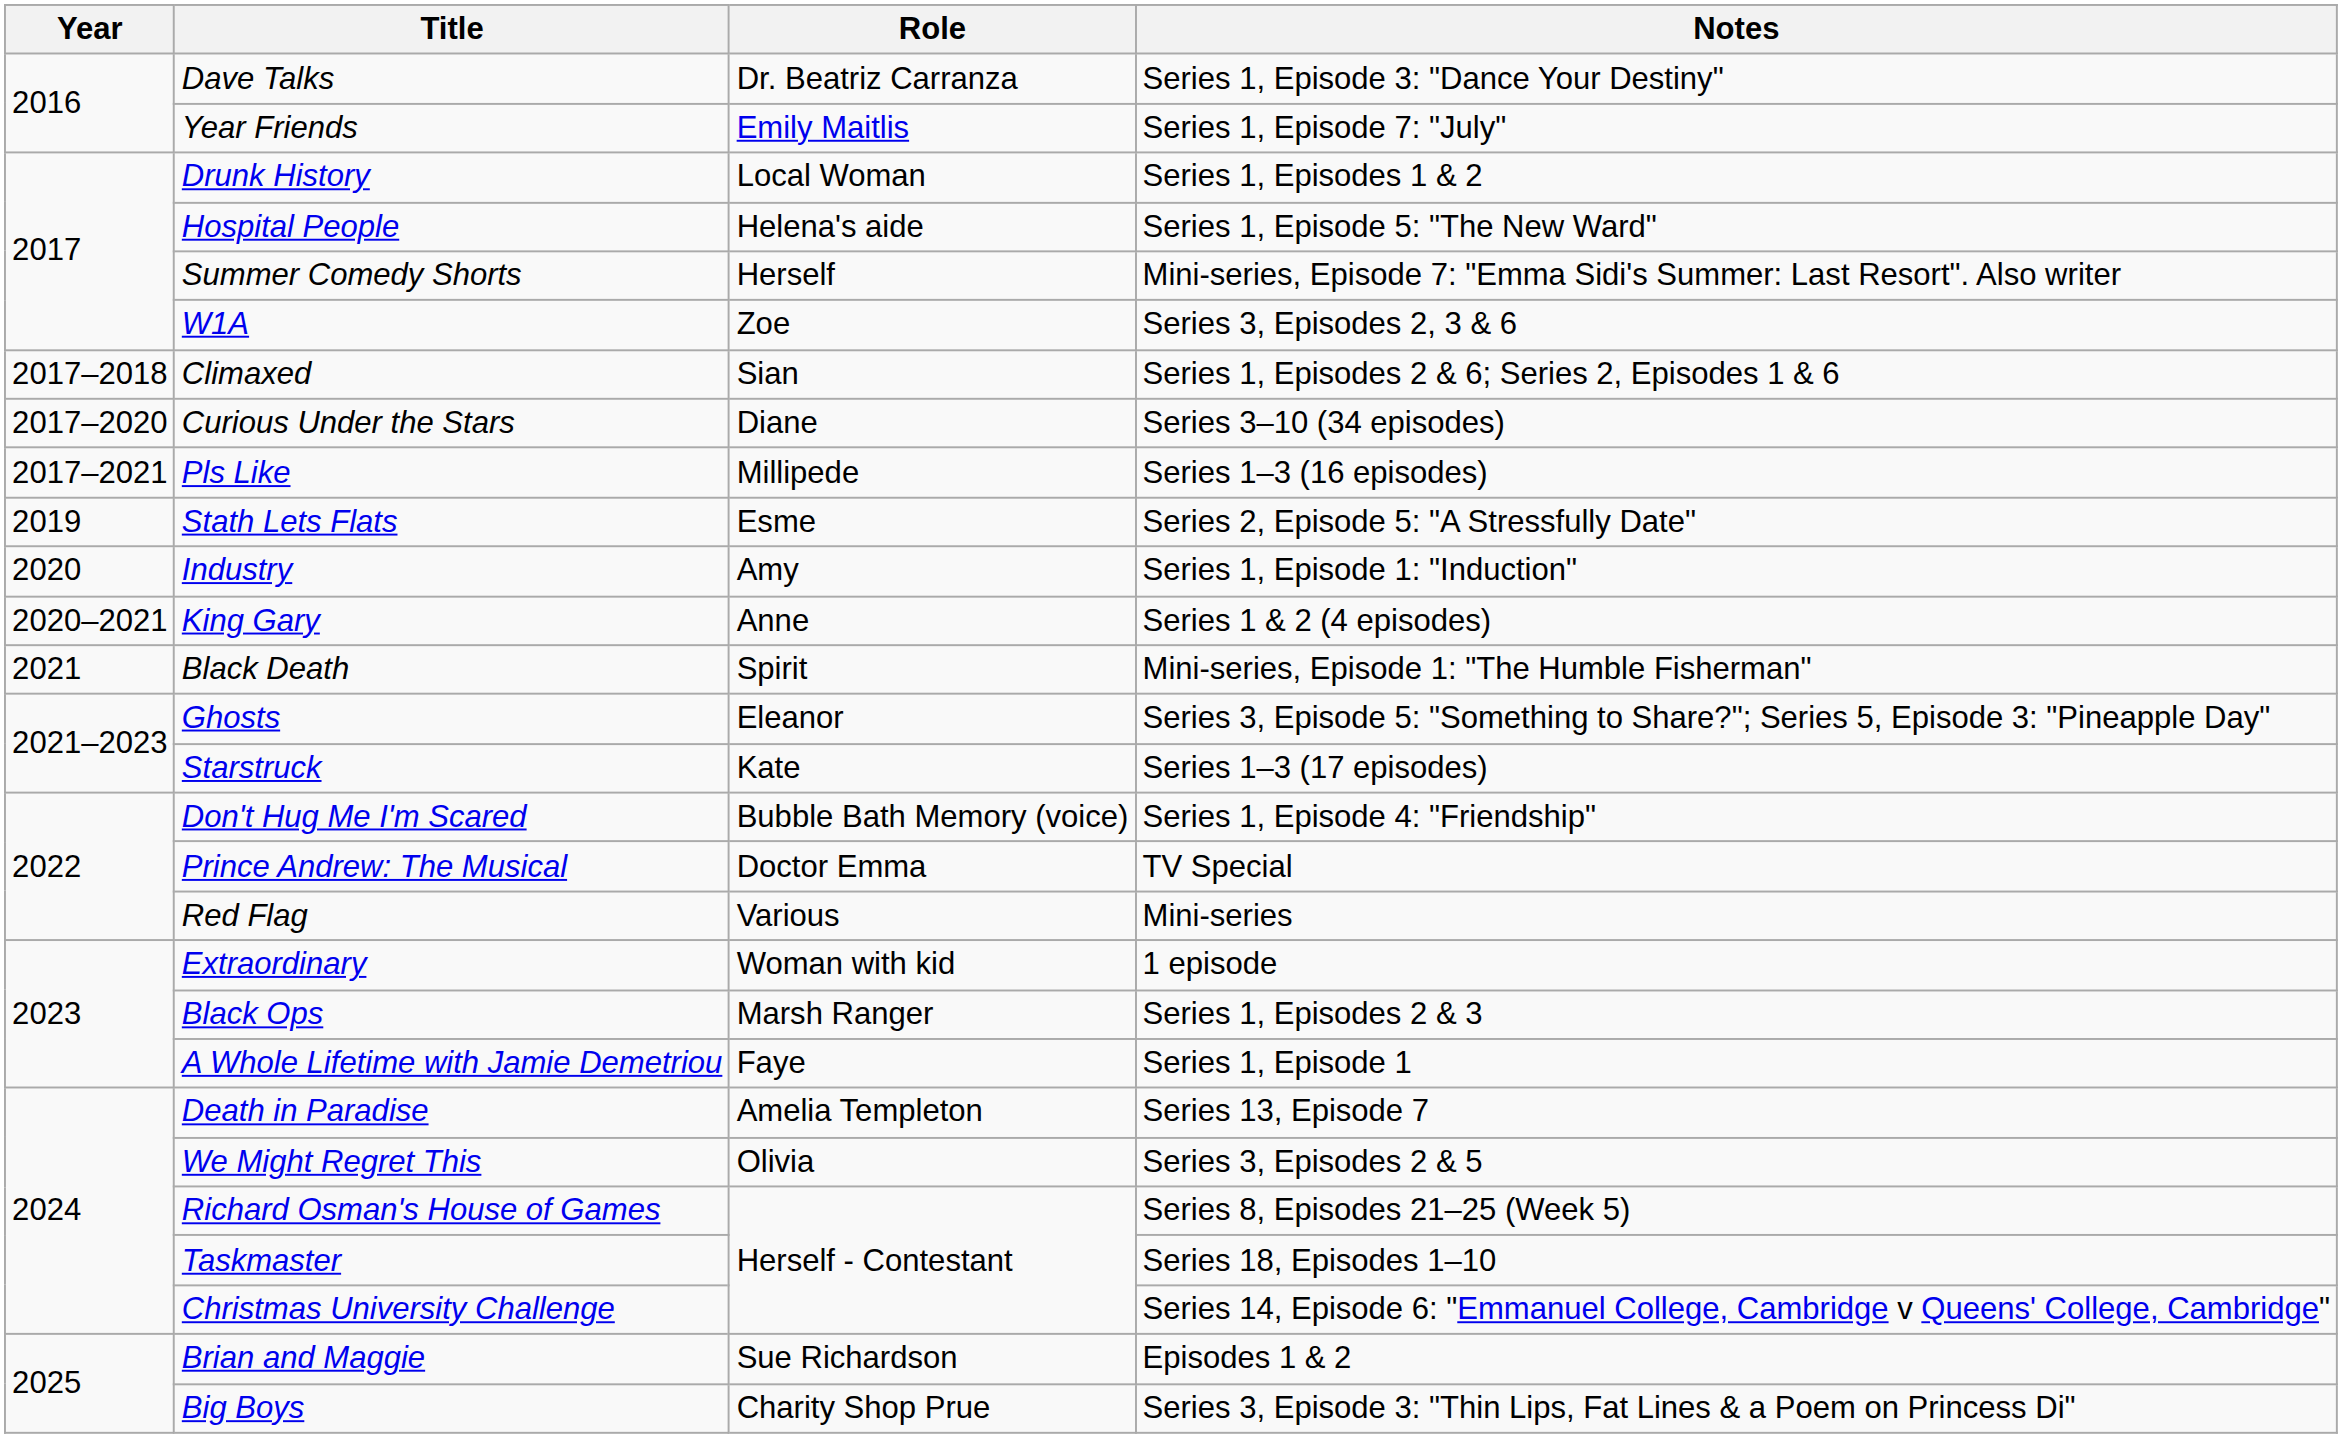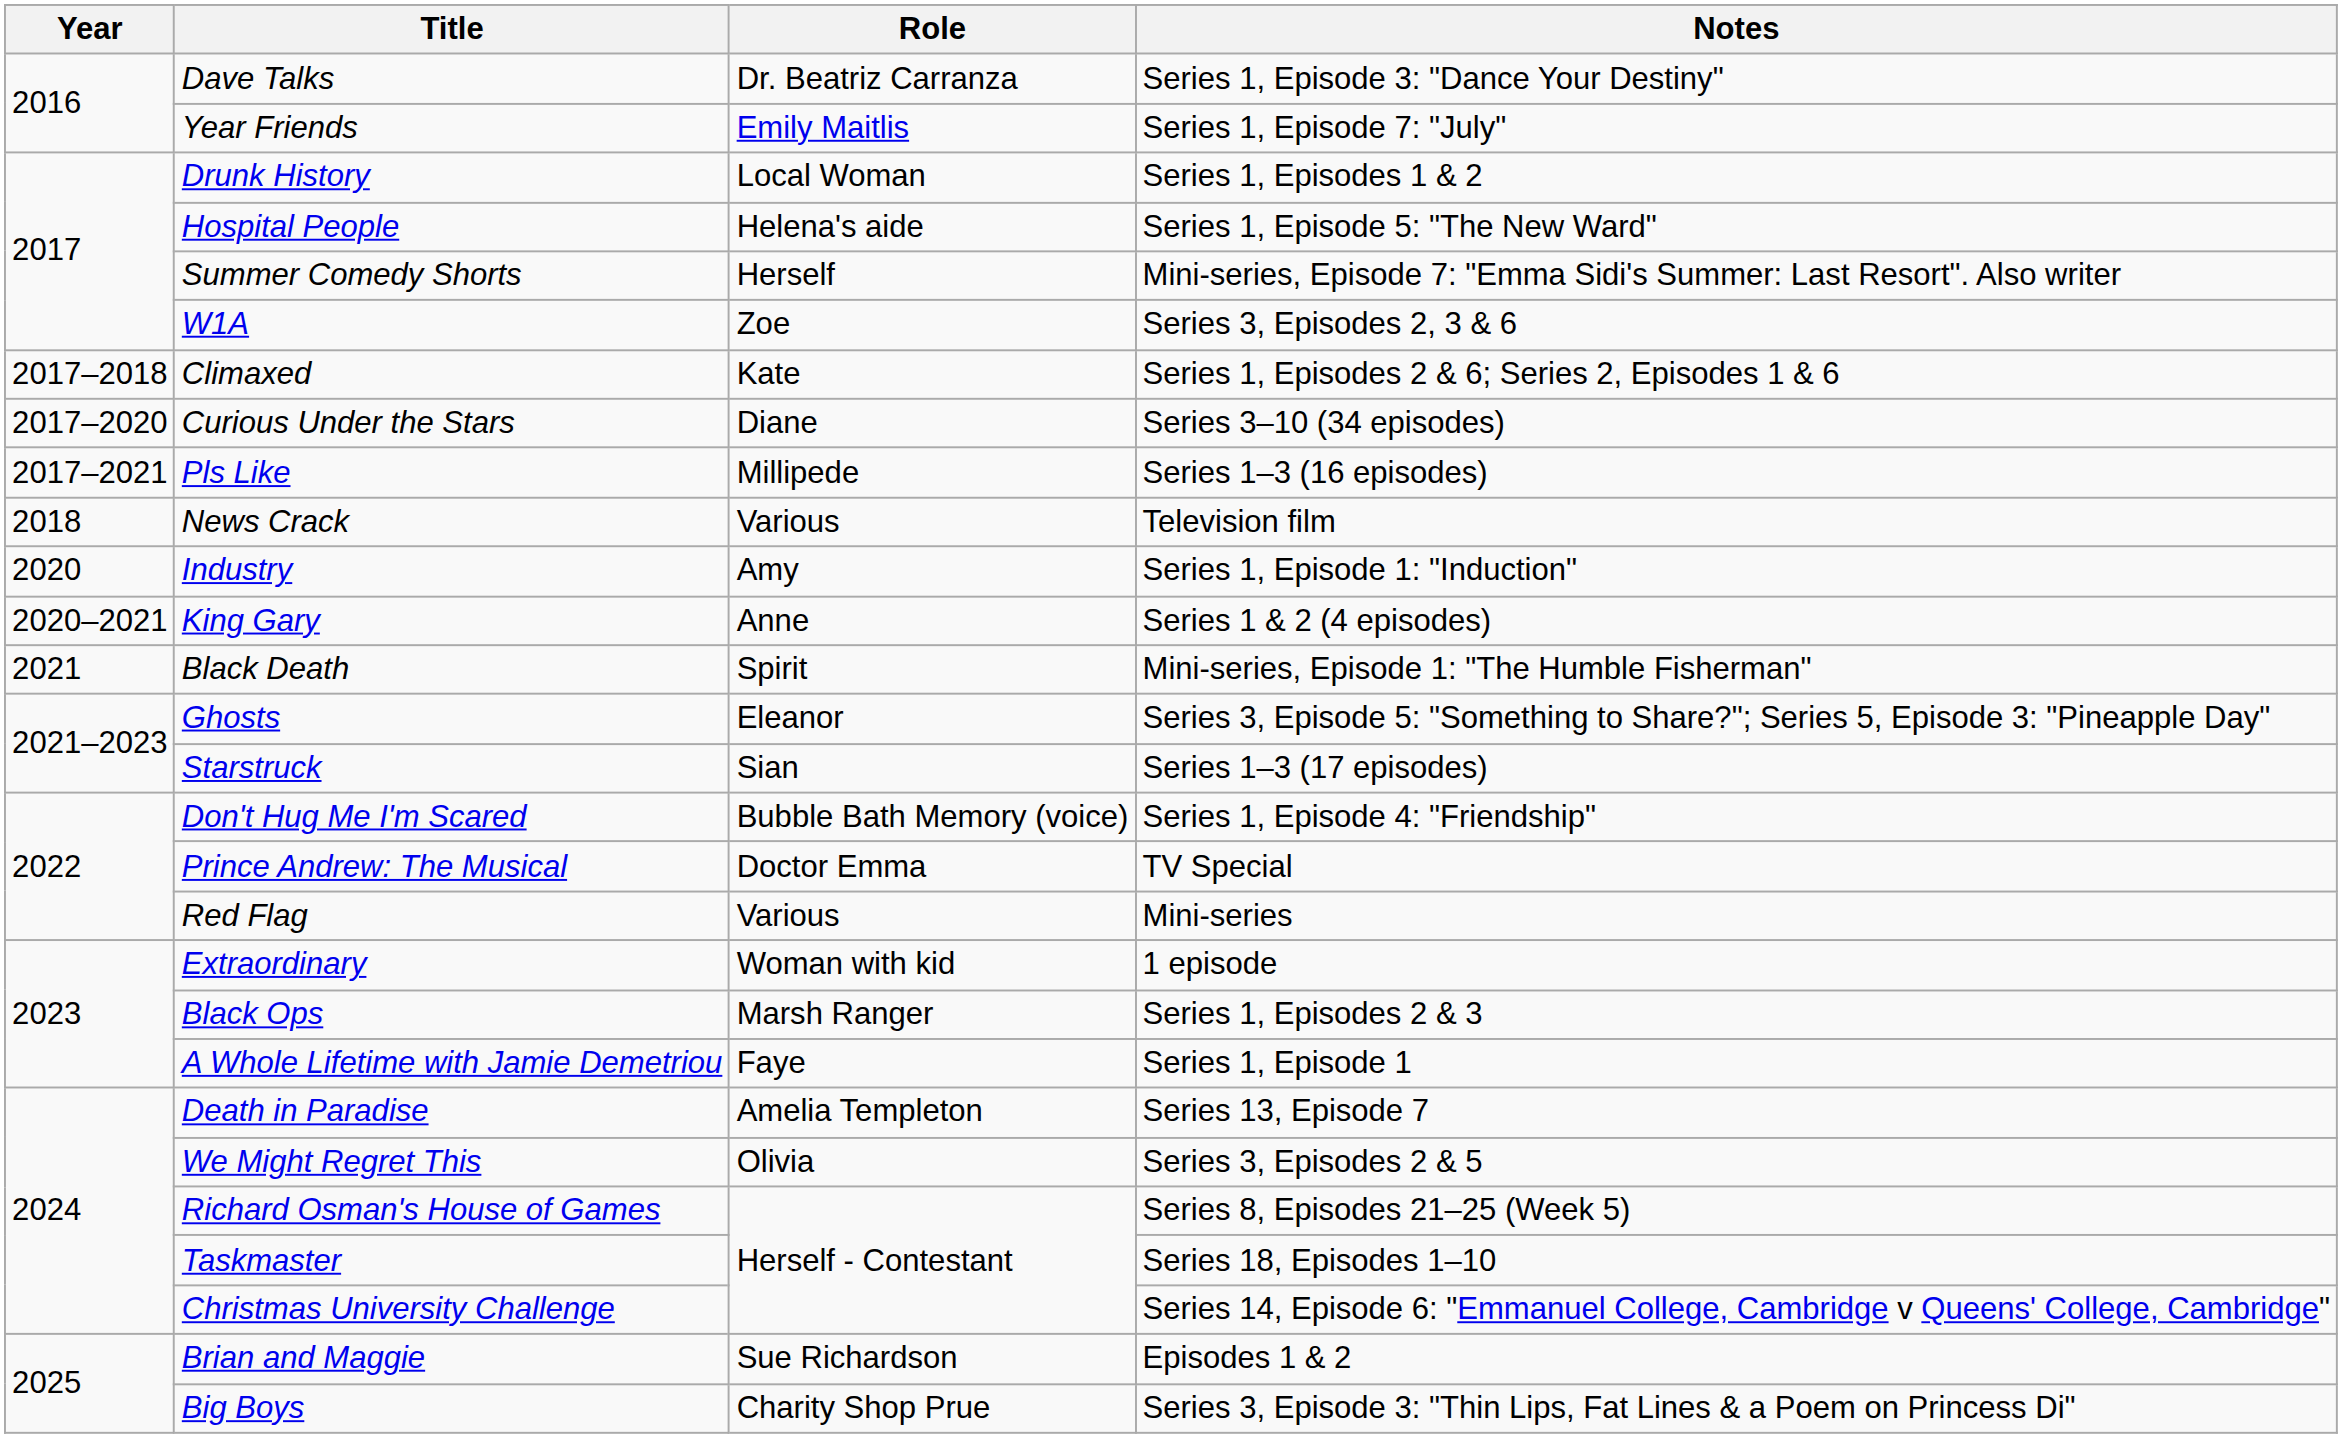(768, 373) Sian -> (769, 373) Kate
+ row: (265, 521)
- row: (290, 521)
(769, 767) Kate -> (768, 767) Sian
